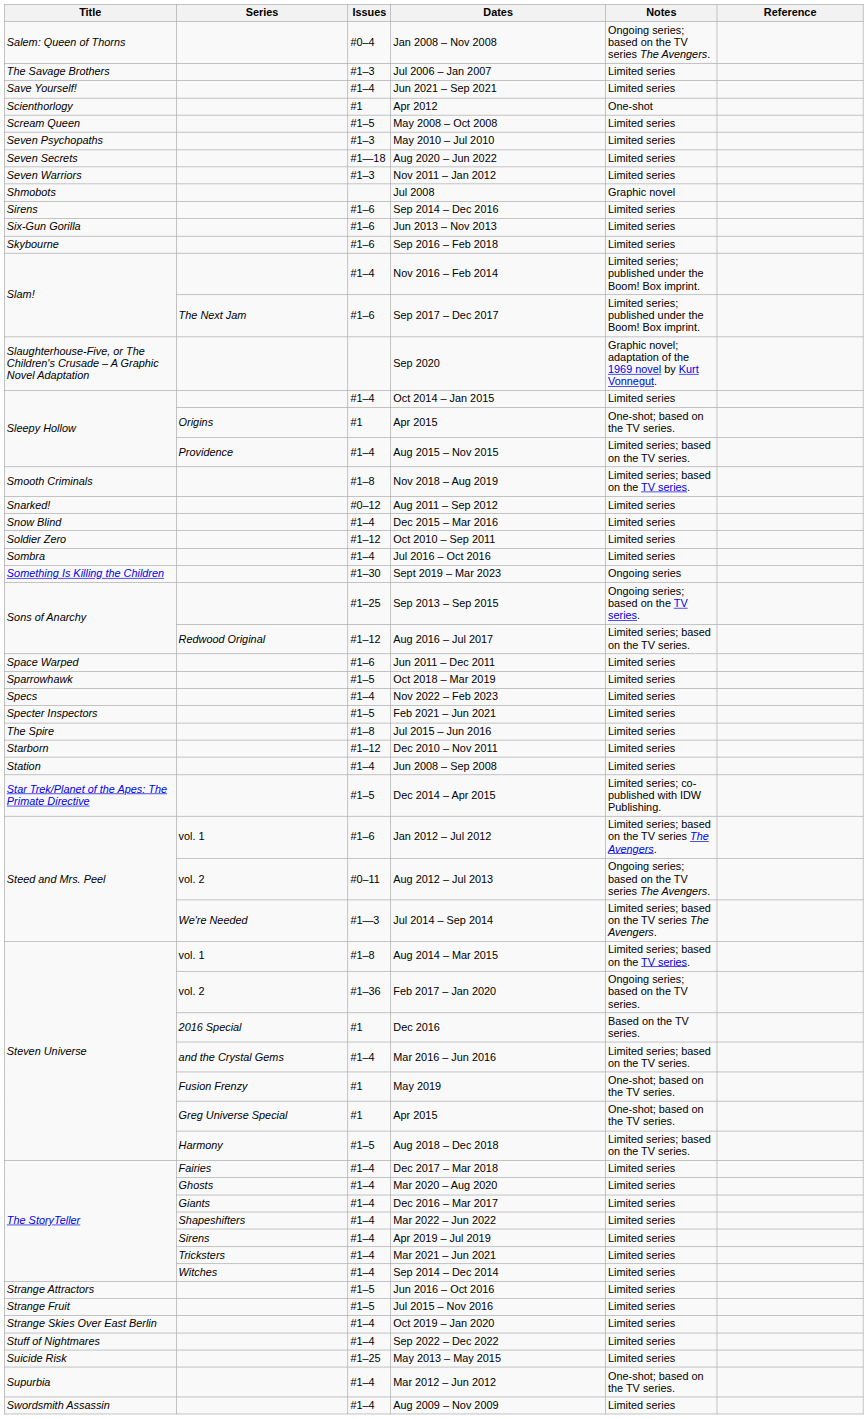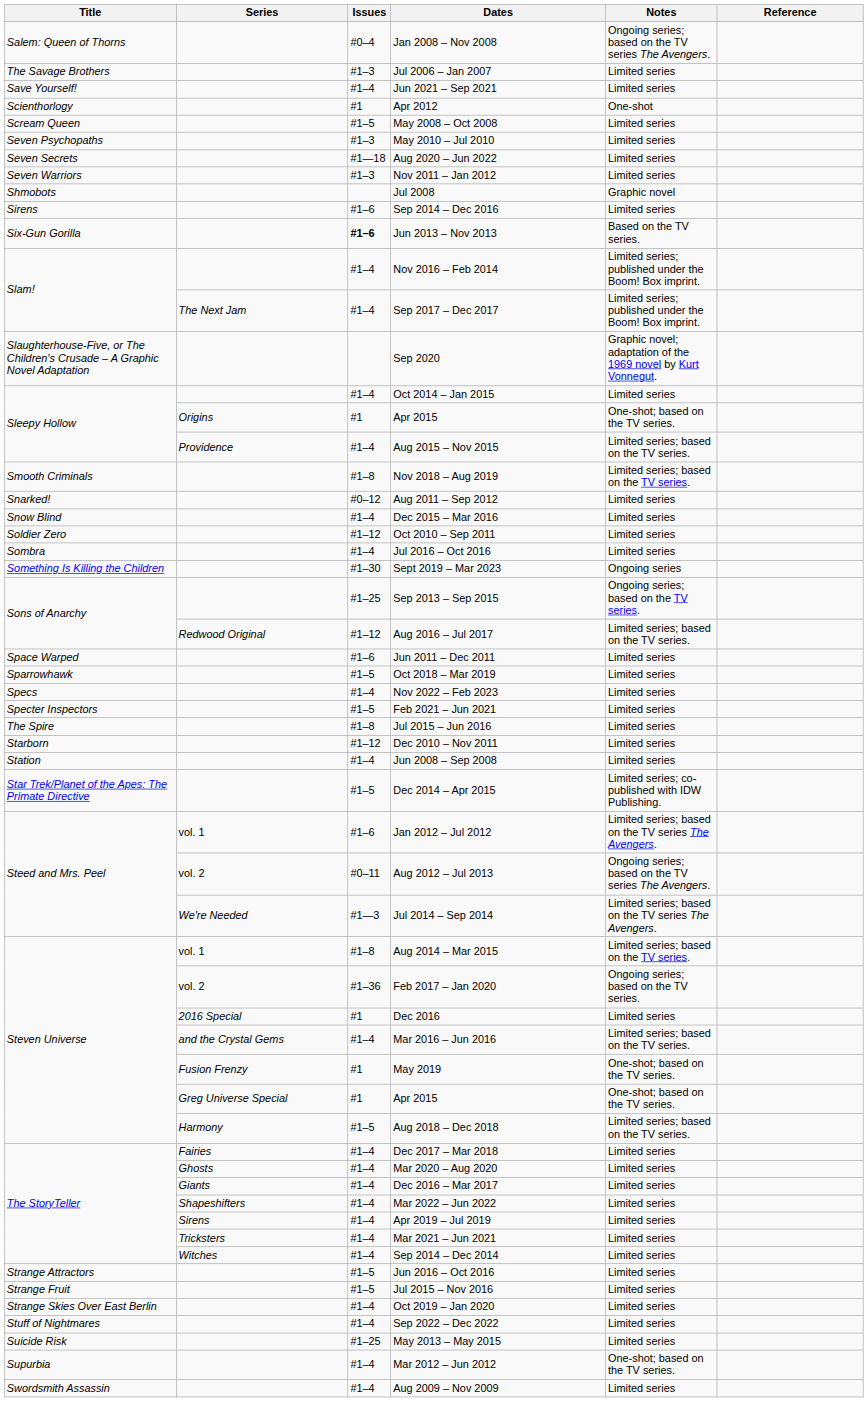(362, 227) normal -> (362, 233) bold
(642, 227) Limited series -> (648, 233) Based on the TV series.
- row: (33, 244)
(362, 315) #1–6 -> (362, 310) #1–4
(648, 1027) Based on the TV series. -> (642, 1016) Limited series
